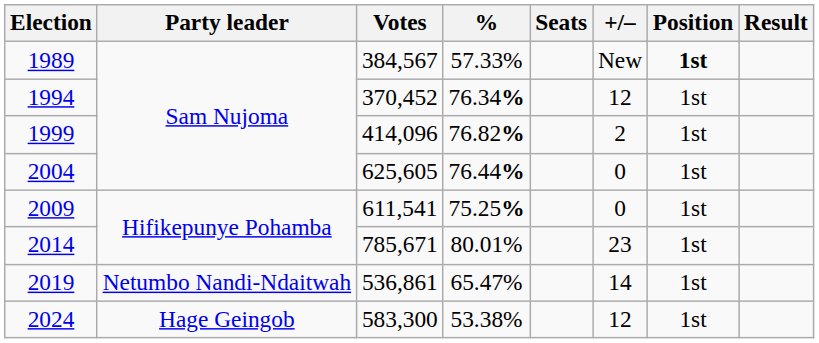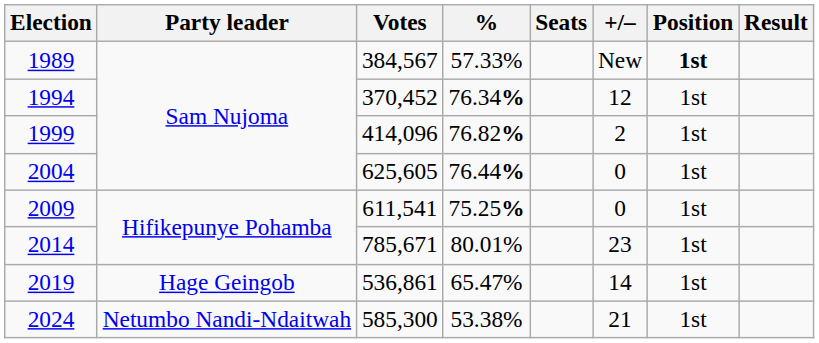(227, 282) Netumbo Nandi-Ndaitwah -> (227, 282) Hage Geingob
(227, 319) Hage Geingob -> (227, 319) Netumbo Nandi-Ndaitwah
(400, 319) 583,300 -> (400, 319) 585,300
(620, 319) 12 -> (620, 319) 21
